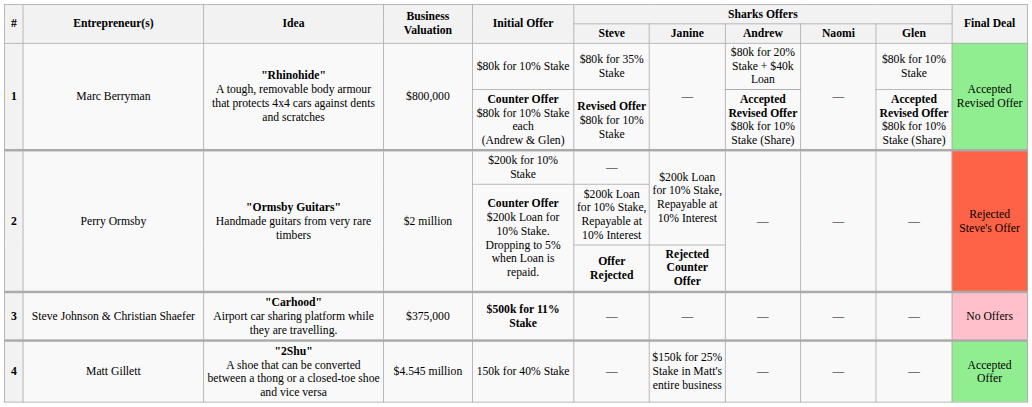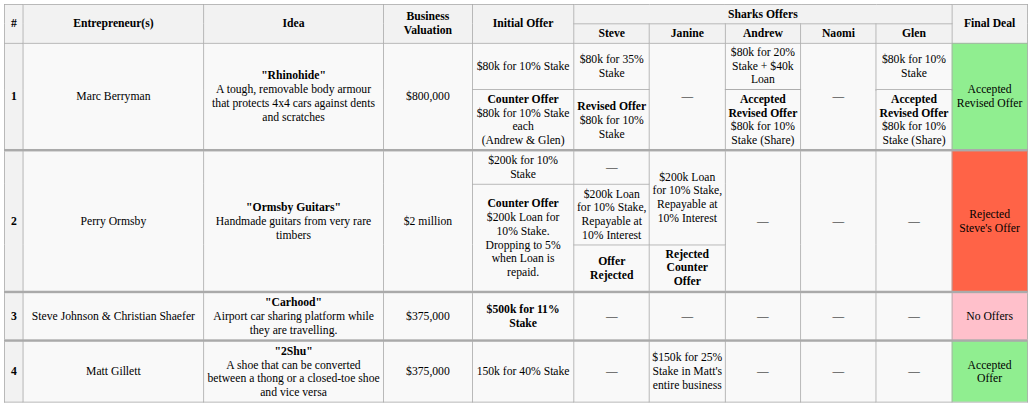(428, 372) $4.545 million -> (428, 372) $375,000
